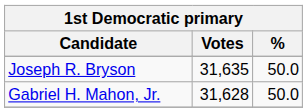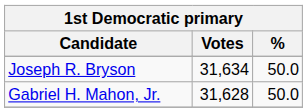(224, 69) 31,635 -> (224, 69) 31,634
